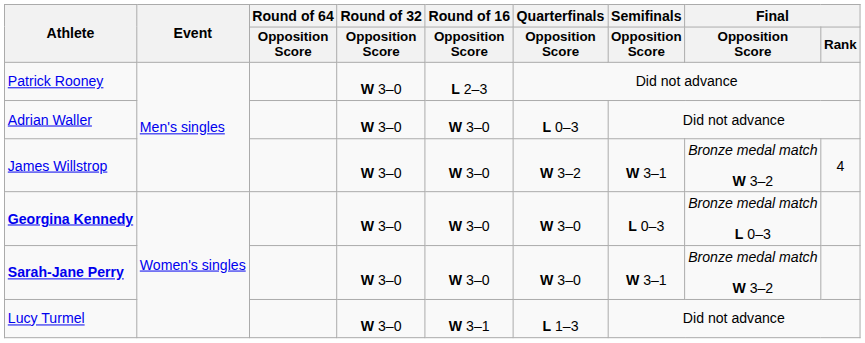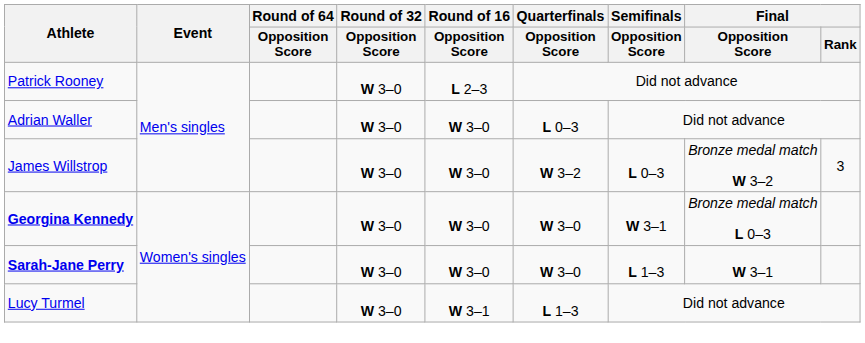(646, 174) W 3–1 -> (646, 174) L 0–3
(840, 166) 4 -> (840, 166) 3
(646, 227) L 0–3 -> (646, 227) W 3–1
(646, 281) W 3–1 -> (646, 273) L 1–3
(753, 273) Bronze medal match W 3–2 -> (753, 273) W 3–1
